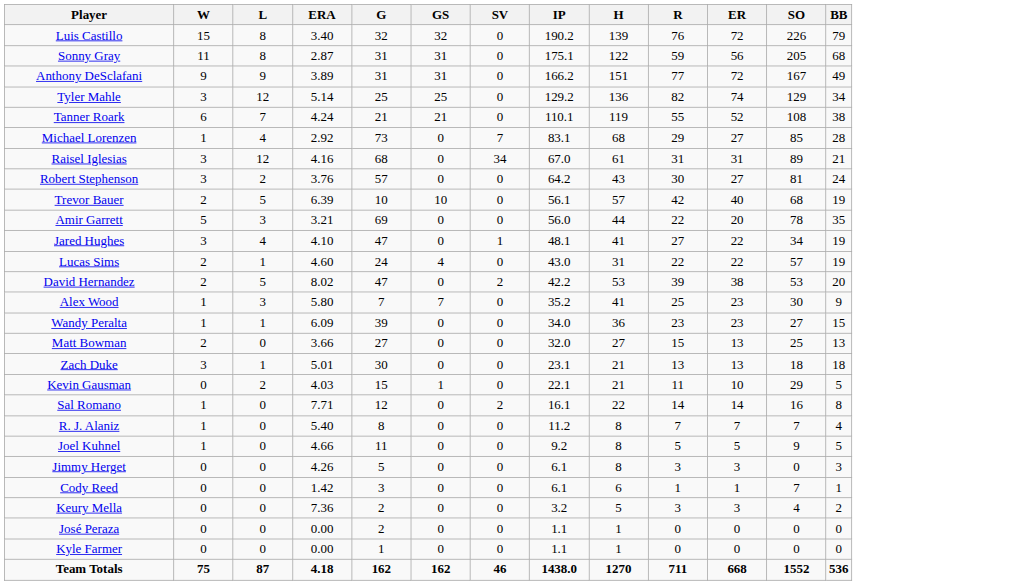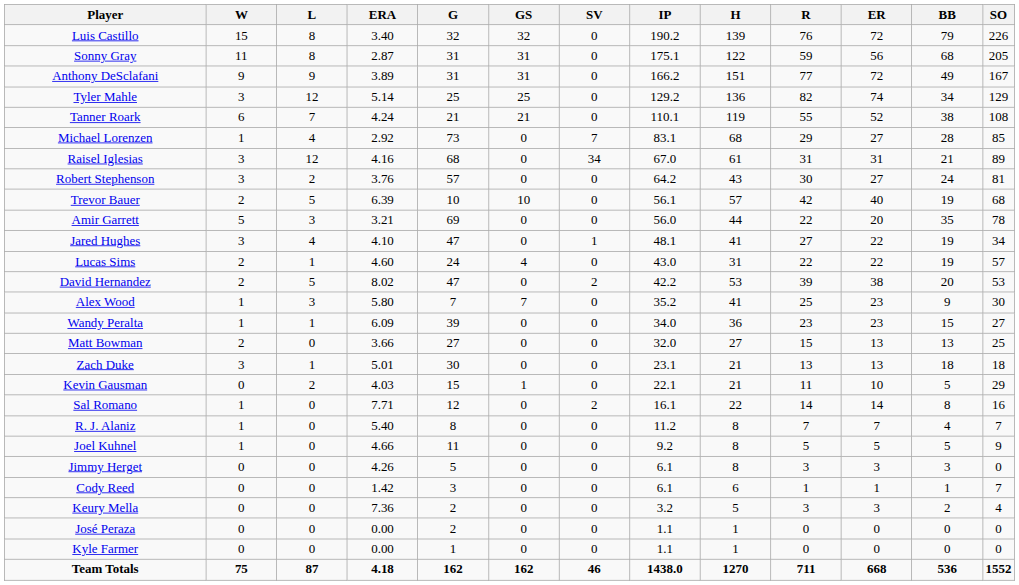columns swapped: (839, 14) <-> (796, 14)
